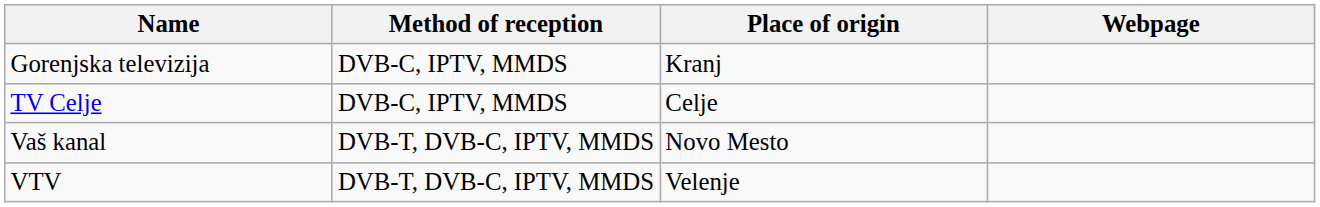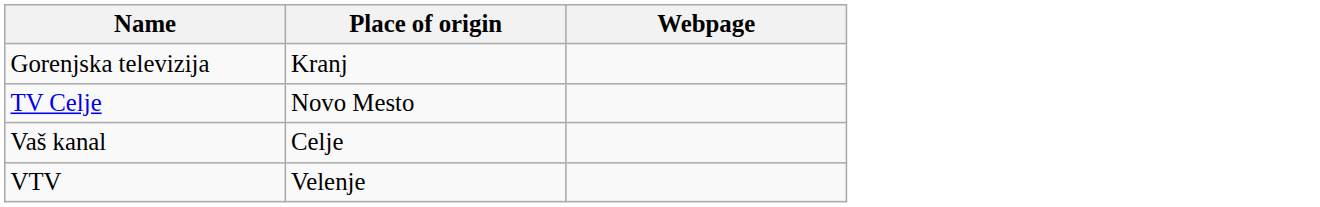- column: (496, 24)
(692, 102) Celje -> (353, 102) Novo Mesto
(727, 142) Novo Mesto -> (317, 142) Celje
